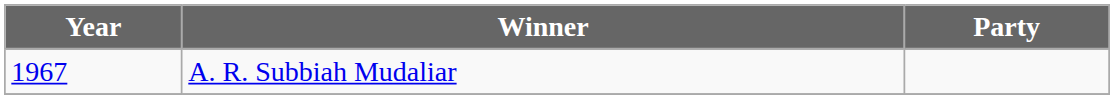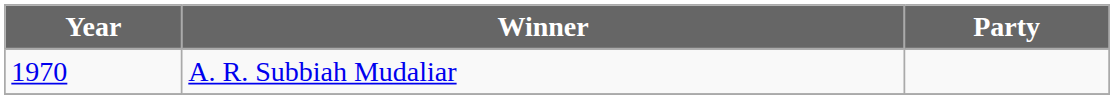(39, 71) 1967 -> (39, 71) 1970
